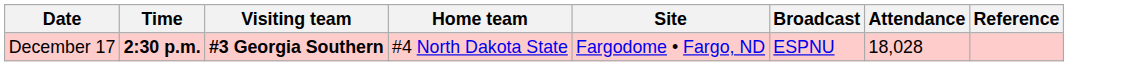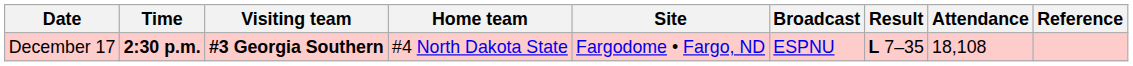+ column: (896, 19)
(896, 47) 18,028 -> (959, 47) 18,108
